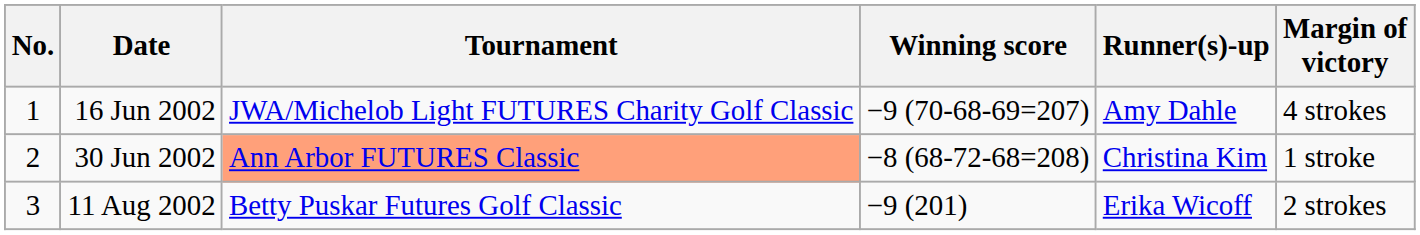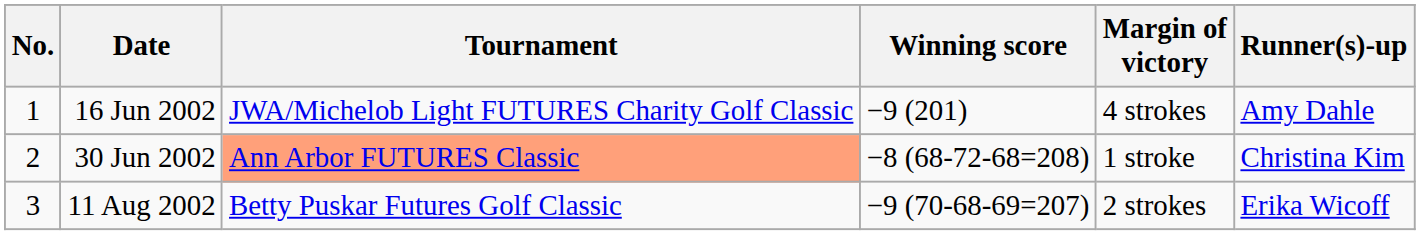columns swapped: (1345, 45) <-> (1186, 45)
(978, 110) −9 (70-68-69=207) -> (917, 110) −9 (201)
(917, 205) −9 (201) -> (978, 205) −9 (70-68-69=207)
